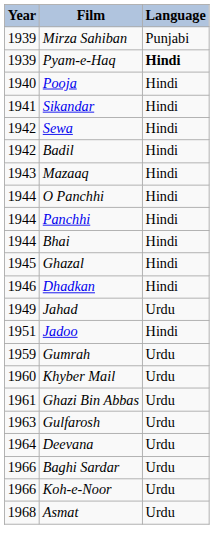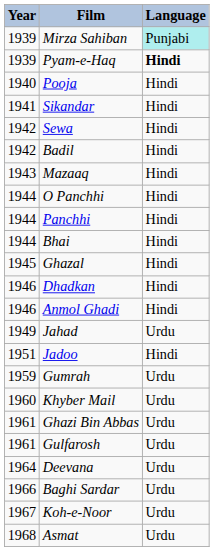(167, 38) no background -> (167, 38) paleturquoise background
+ row: (81, 309)
(22, 422) 1963 -> (22, 444) 1961
(22, 490) 1966 -> (22, 512) 1967
